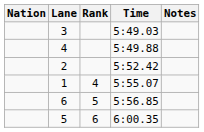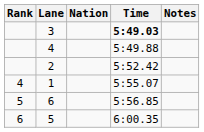columns swapped: (95, 13) <-> (26, 13)
(136, 31) normal -> (136, 31) bold
